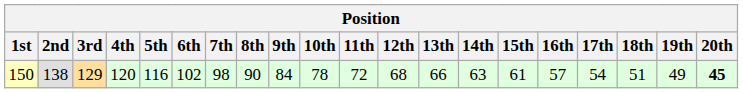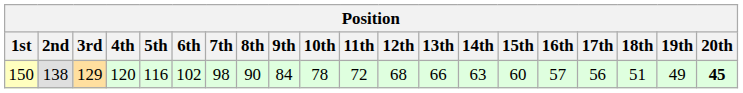(518, 73) 61 -> (518, 73) 60
(598, 73) 54 -> (598, 73) 56
